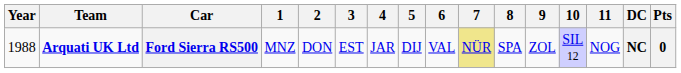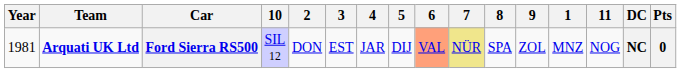columns swapped: (280, 16) <-> (573, 16)
(22, 47) 1988 -> (22, 47) 1981
(442, 47) no background -> (432, 47) lightsalmon background
